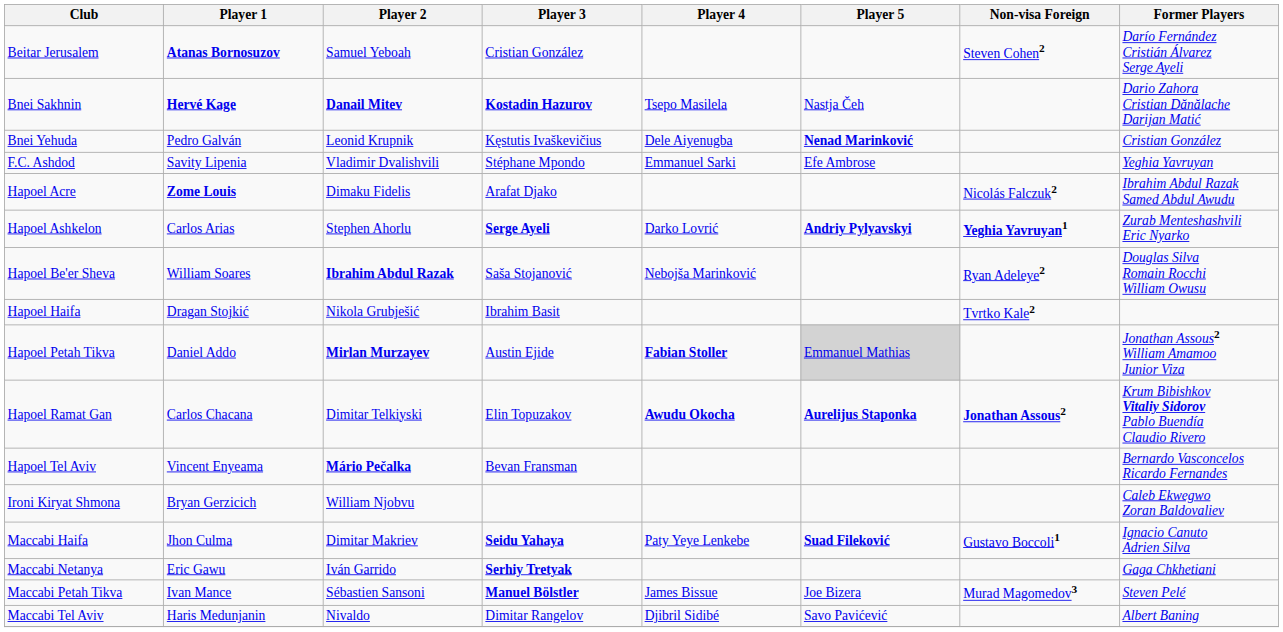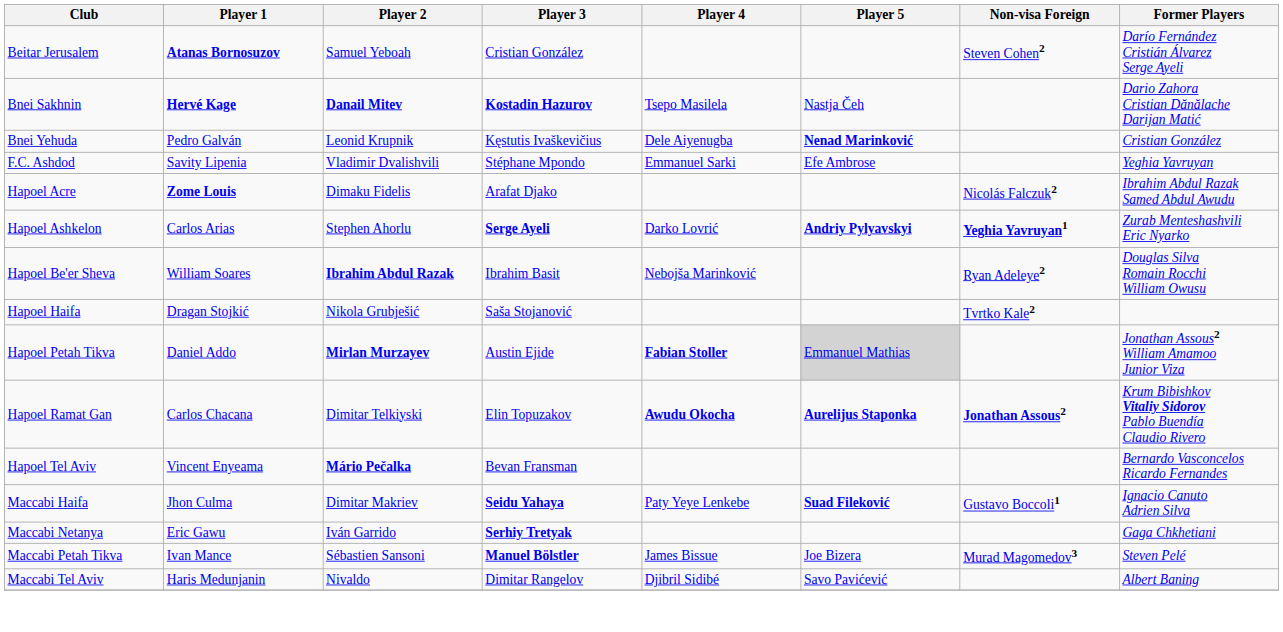(529, 273) Saša Stojanović -> (523, 273) Ibrahim Basit
(523, 312) Ibrahim Basit -> (529, 312) Saša Stojanović
- row: (64, 503)
